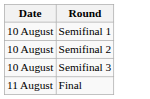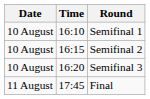+ column: (72, 13)
